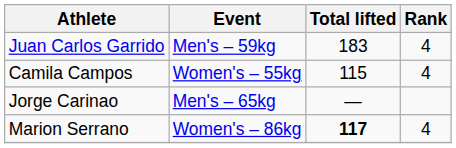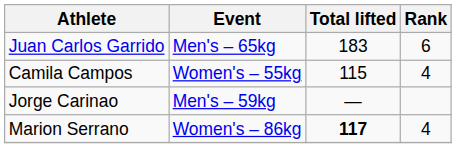(224, 46) Men's – 59kg -> (224, 46) Men's – 65kg
(426, 46) 4 -> (426, 46) 6
(224, 101) Men's – 65kg -> (224, 101) Men's – 59kg
